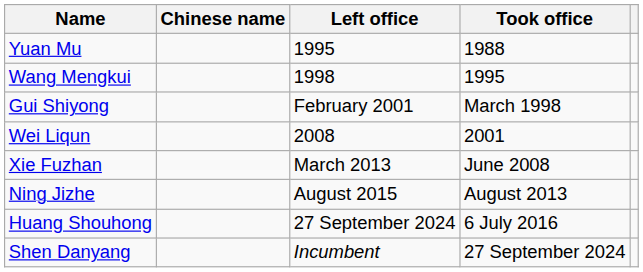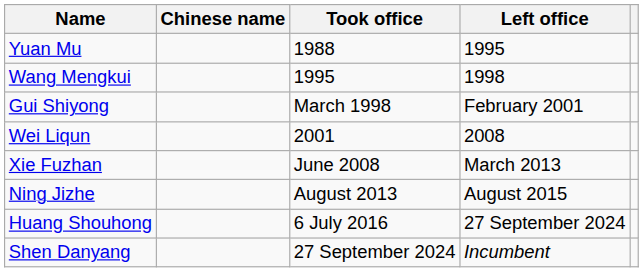columns swapped: (545, 19) <-> (375, 19)
